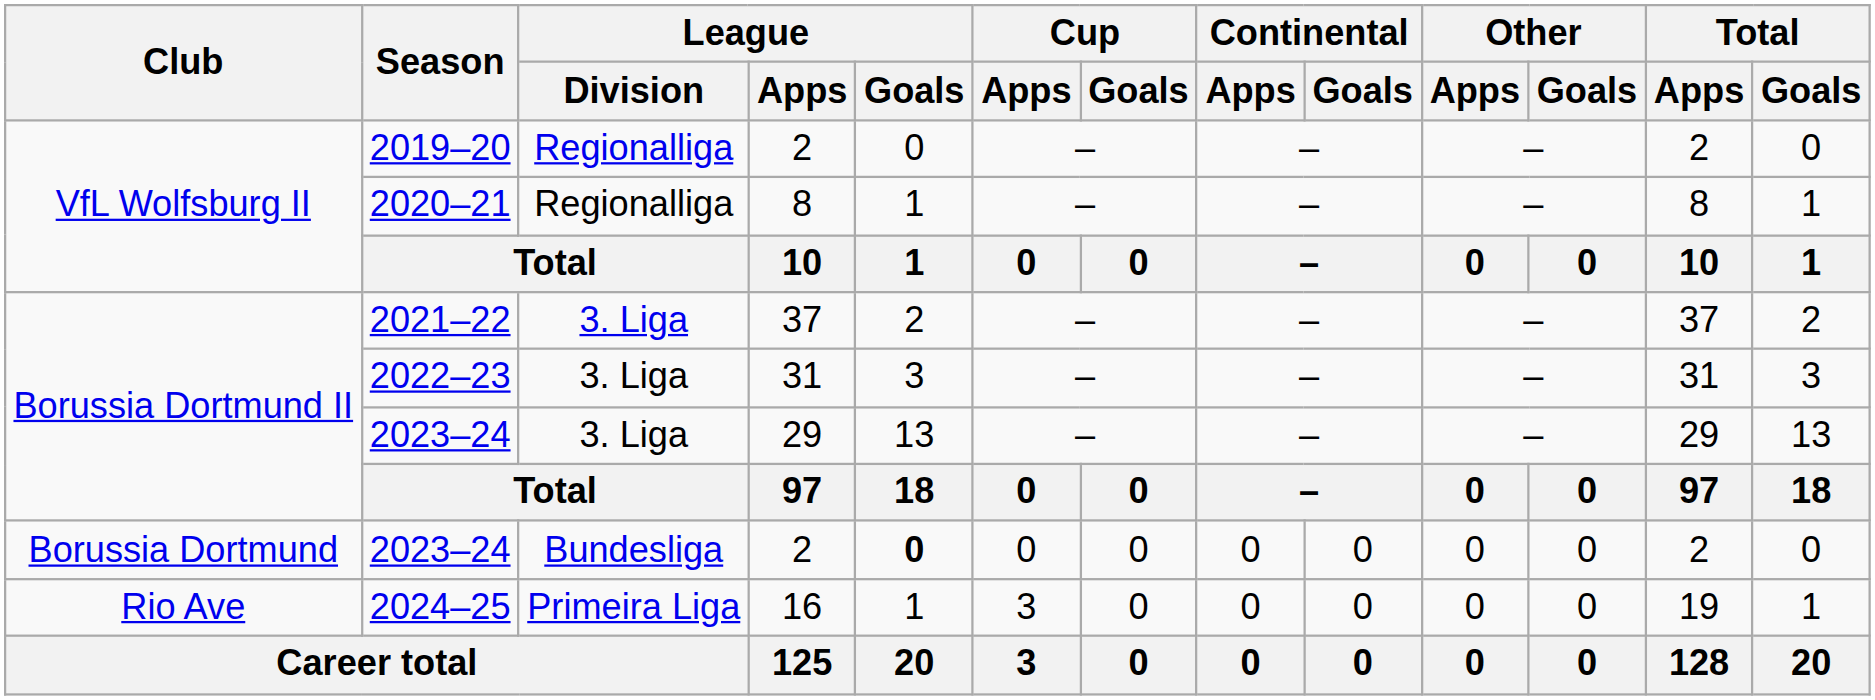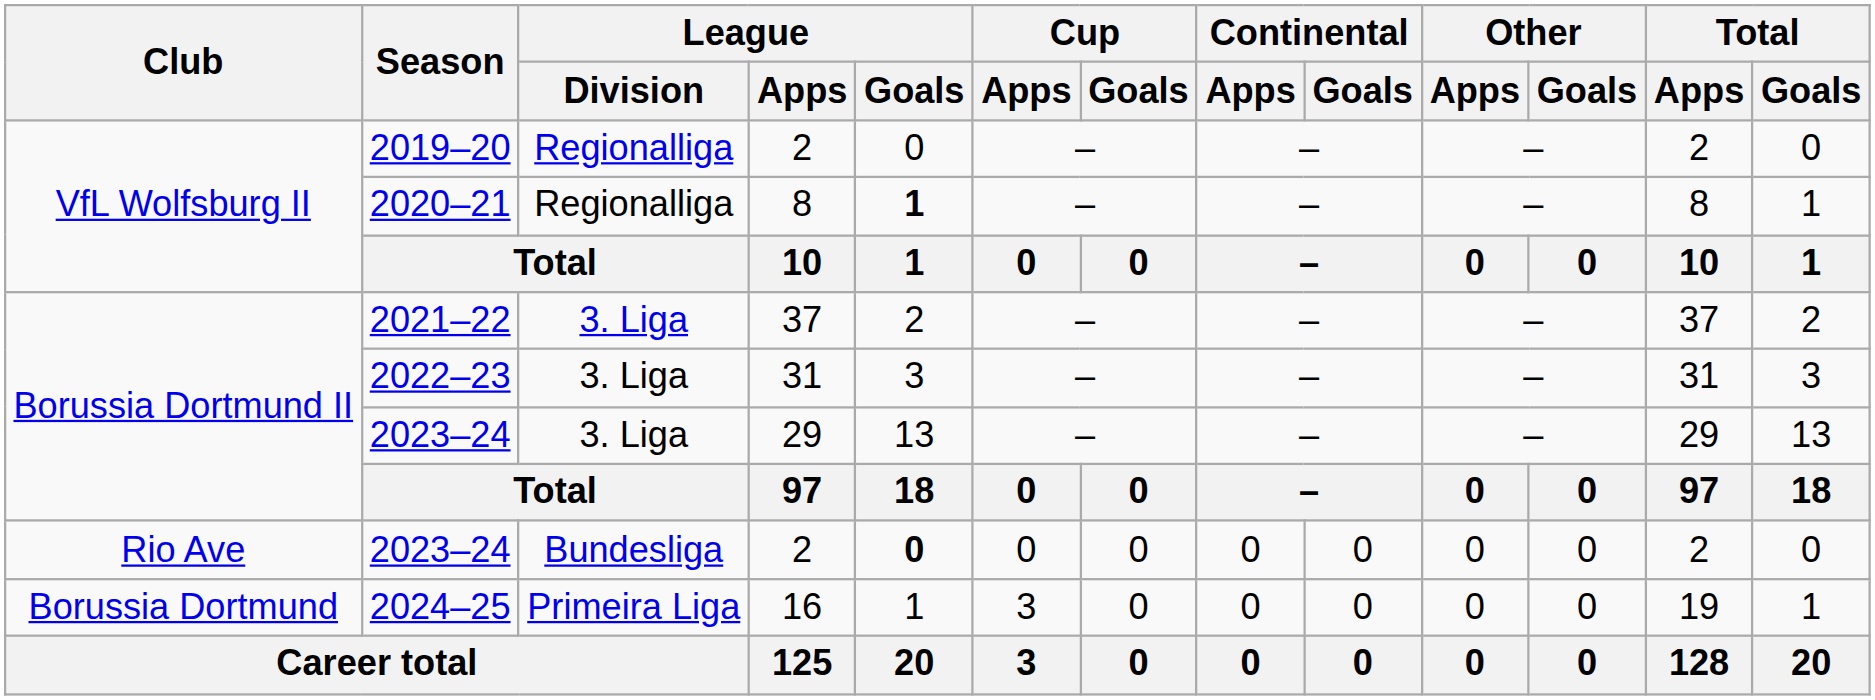(914, 205) normal -> (914, 205) bold
(183, 549) Borussia Dortmund -> (183, 549) Rio Ave
(183, 606) Rio Ave -> (183, 606) Borussia Dortmund
